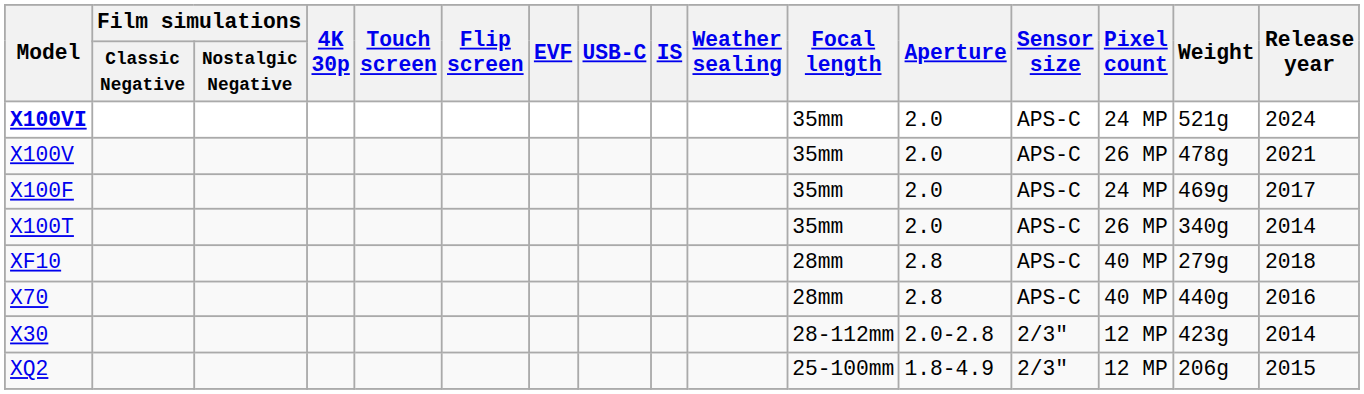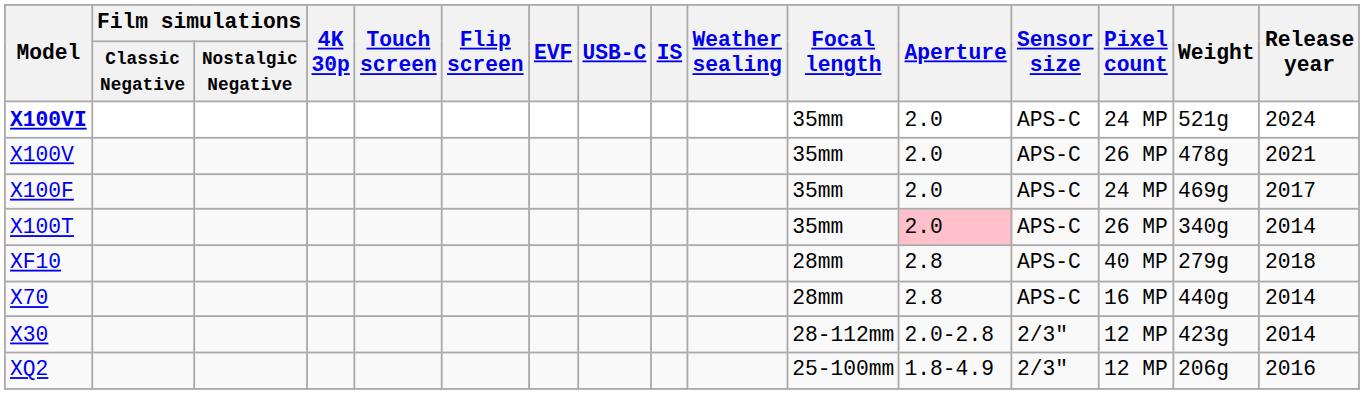(924, 227) no background -> (924, 227) pink background
(1136, 298) 40 MP -> (1136, 298) 16 MP
(1290, 298) 2016 -> (1290, 298) 2014
(1290, 370) 2015 -> (1290, 370) 2016
